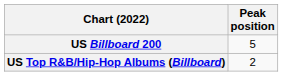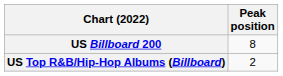(253, 44) 5 -> (253, 44) 8
